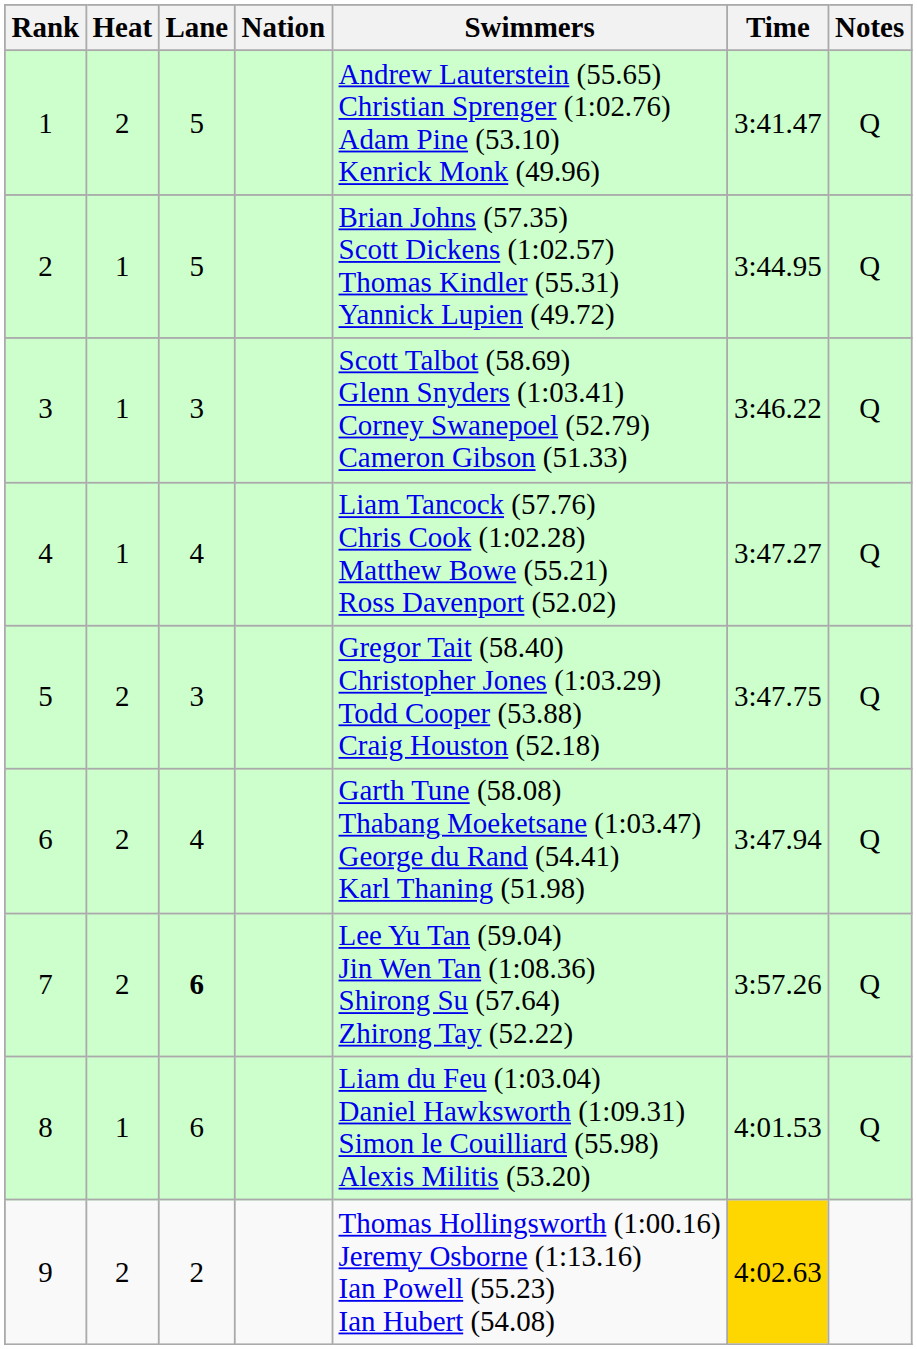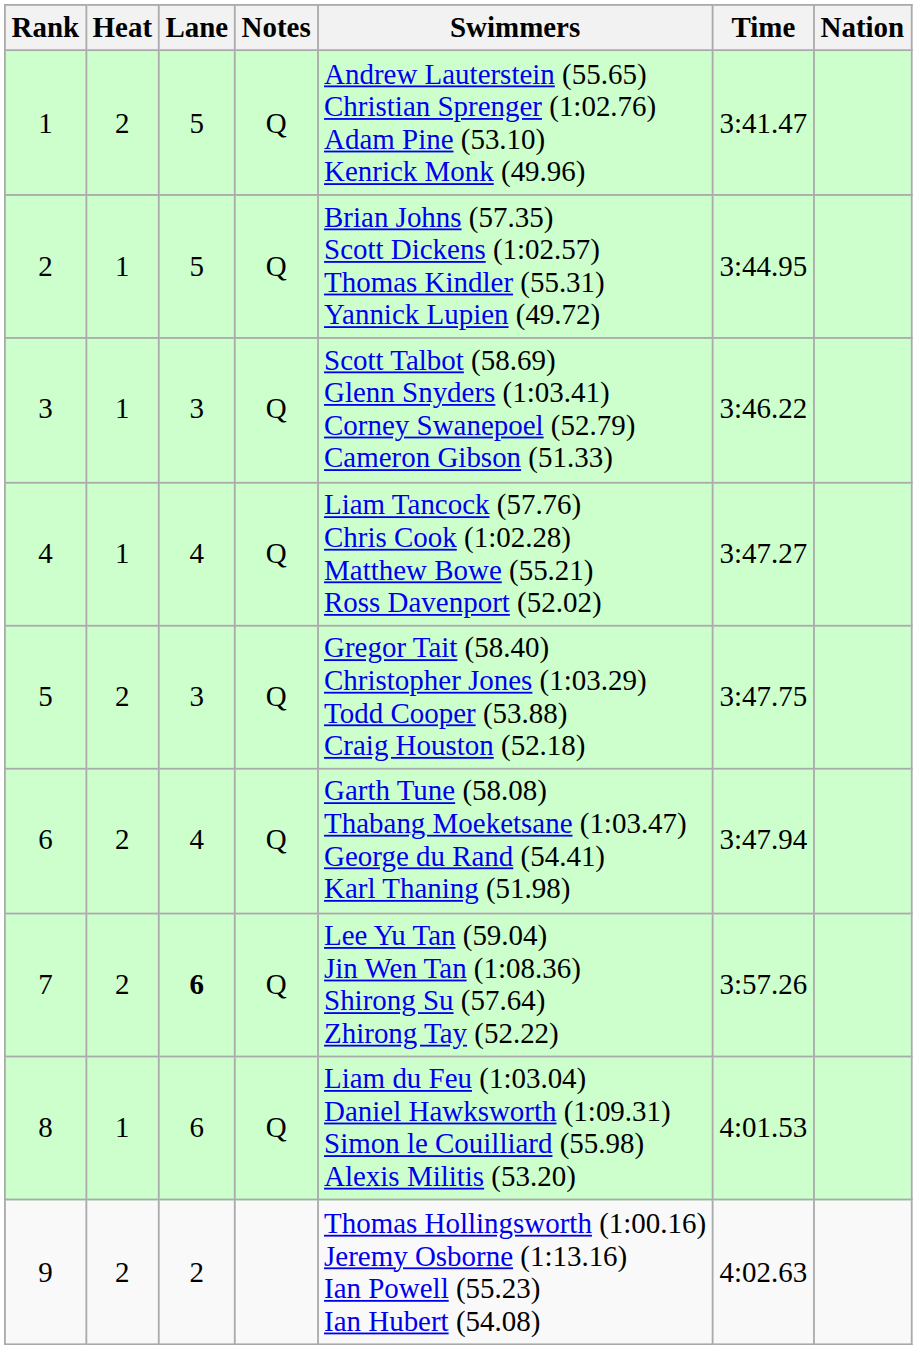columns swapped: (283, 27) <-> (870, 27)
(778, 1271) gold background -> (763, 1271) no background
